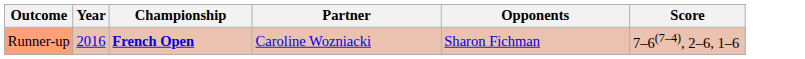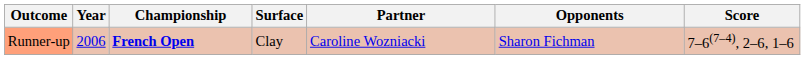+ column: (279, 16)
(91, 41) 2016 -> (91, 41) 2006
